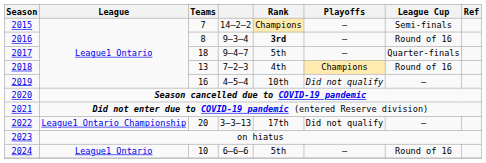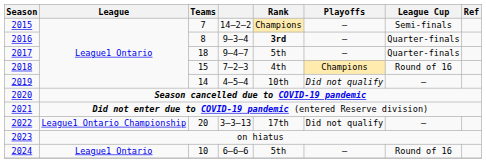(423, 39) Round of 16 -> (423, 39) Quarter-finals
(203, 67) 13 -> (203, 67) 15
(203, 81) 16 -> (203, 81) 14
